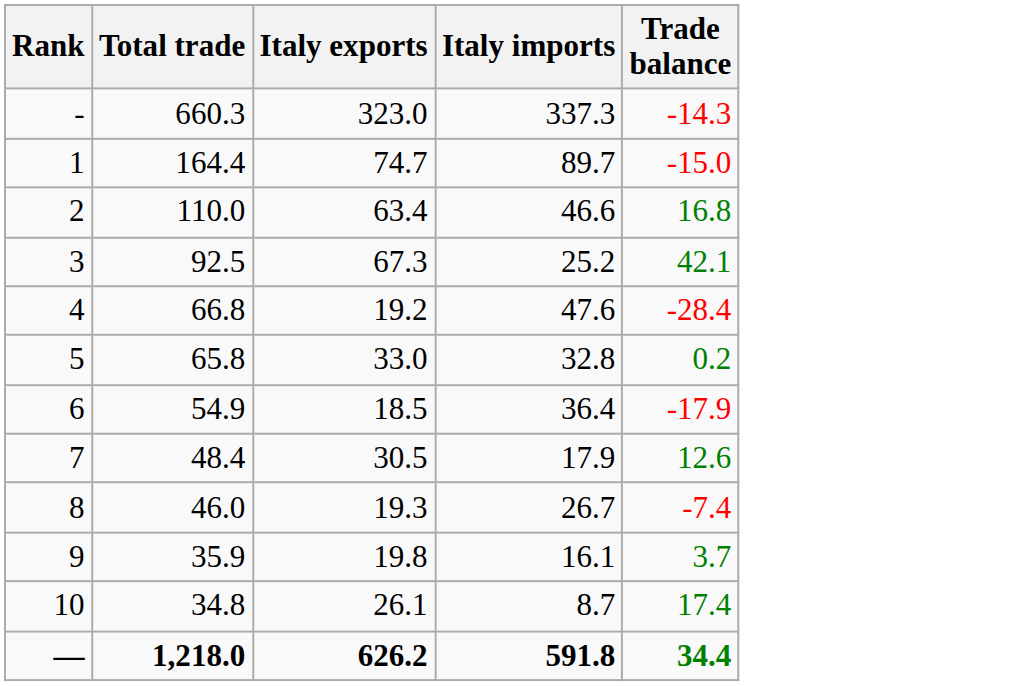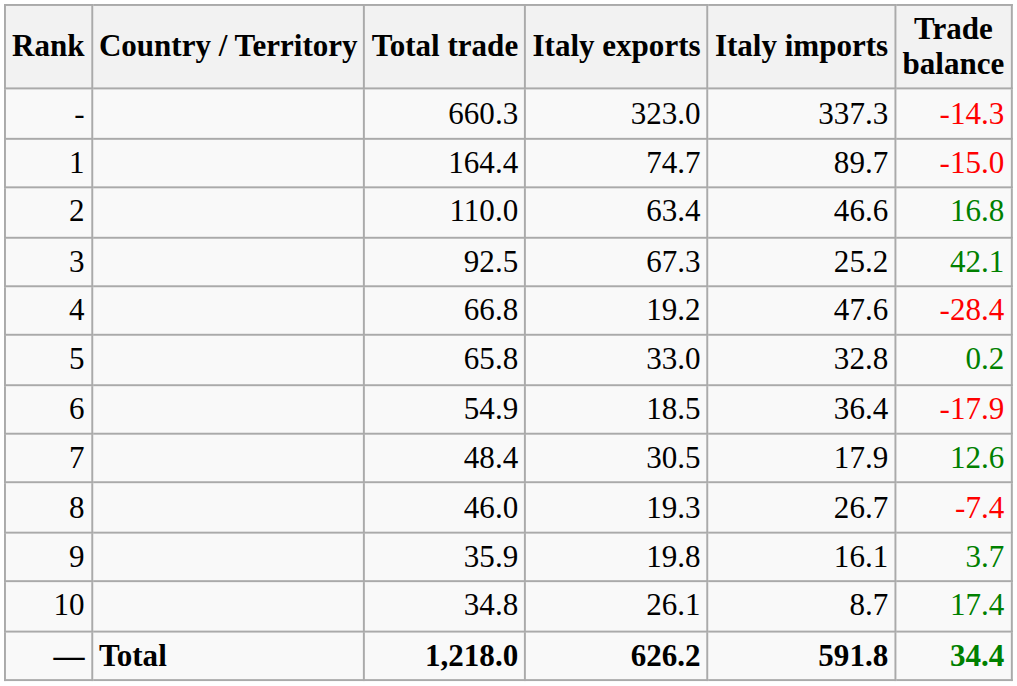+ column: (228, 46)
